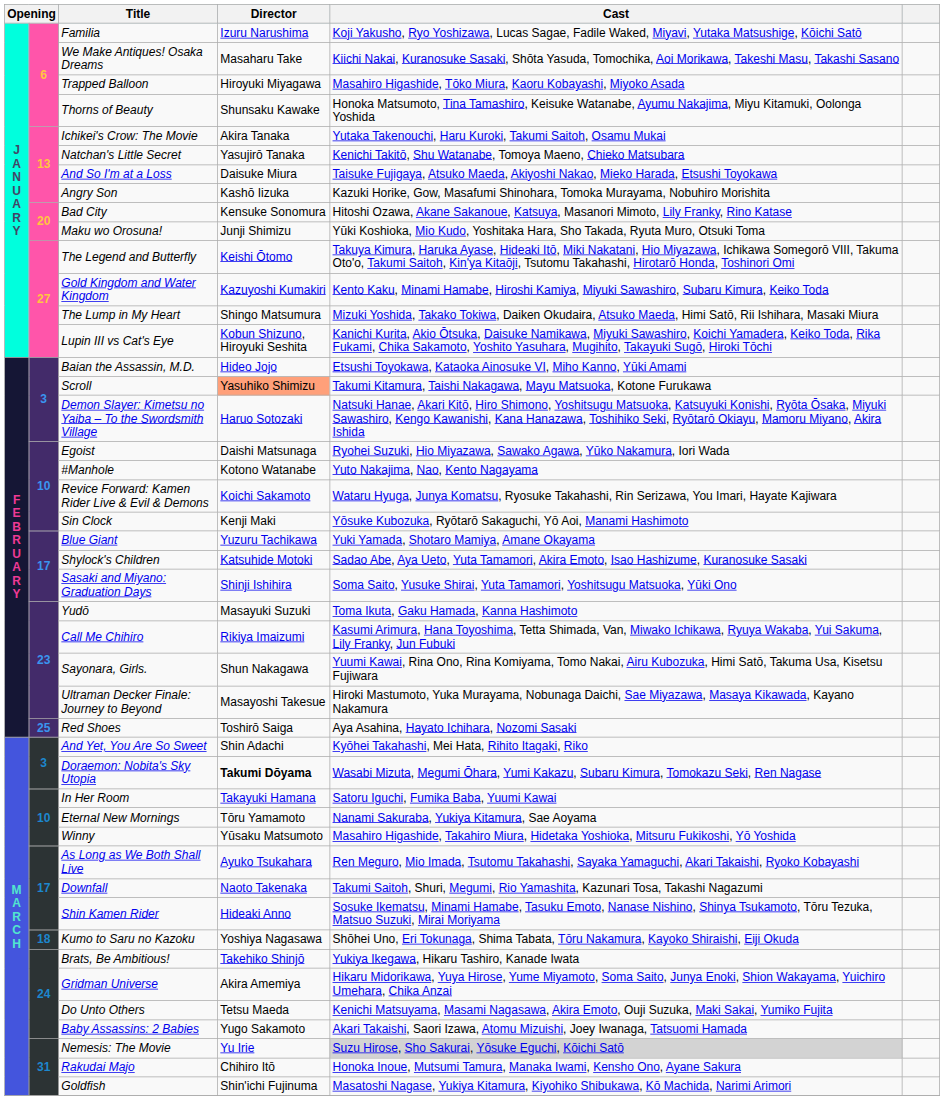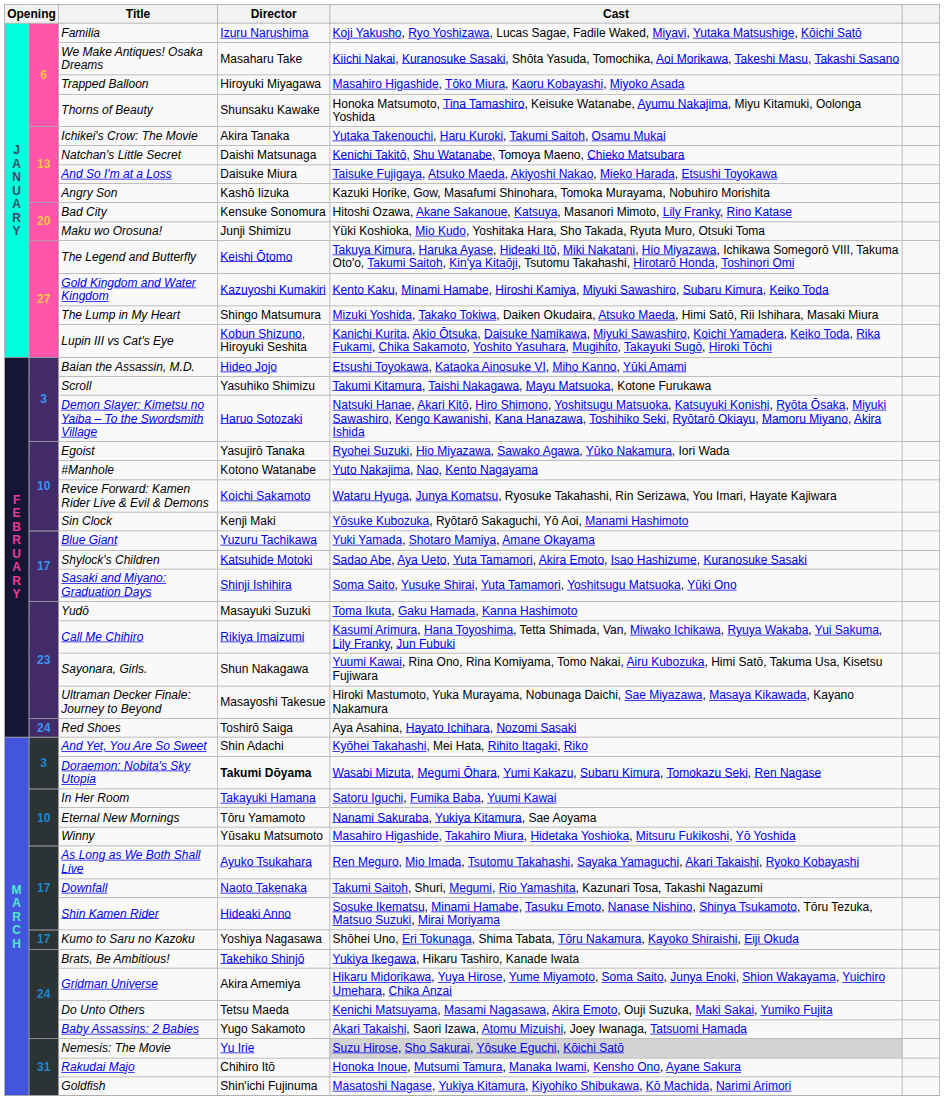(262, 155) Yasujirō Tanaka -> (268, 155) Daishi Matsunaga
(268, 386) lightsalmon background -> (268, 386) no background
(268, 451) Daishi Matsunaga -> (262, 451) Yasujirō Tanaka
(44, 727) 25 -> (44, 727) 24
(44, 939) 18 -> (44, 939) 17
